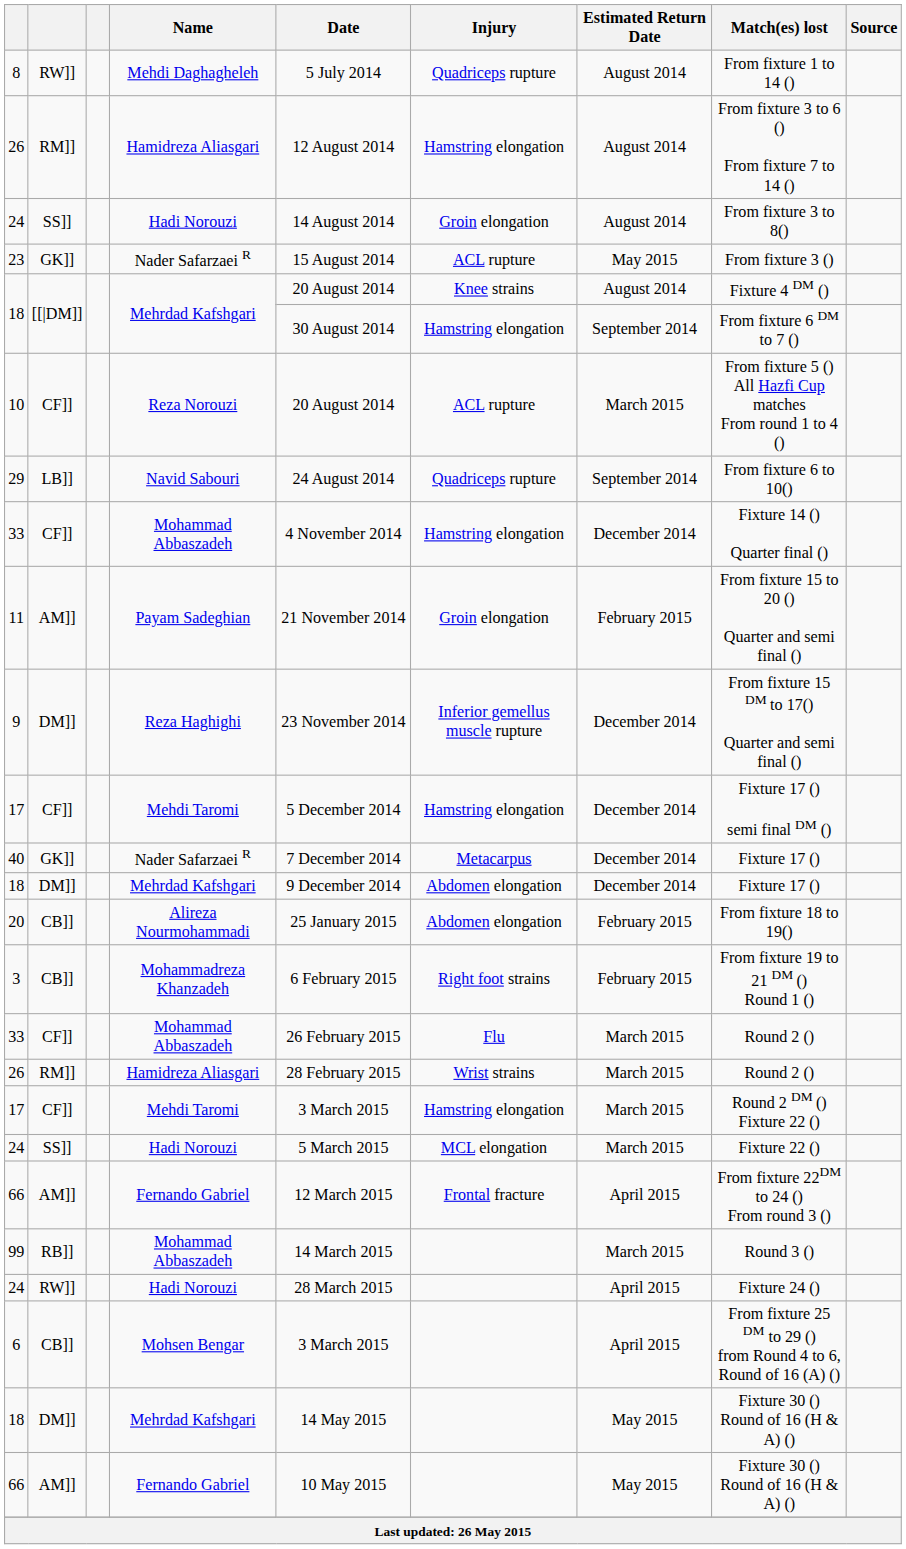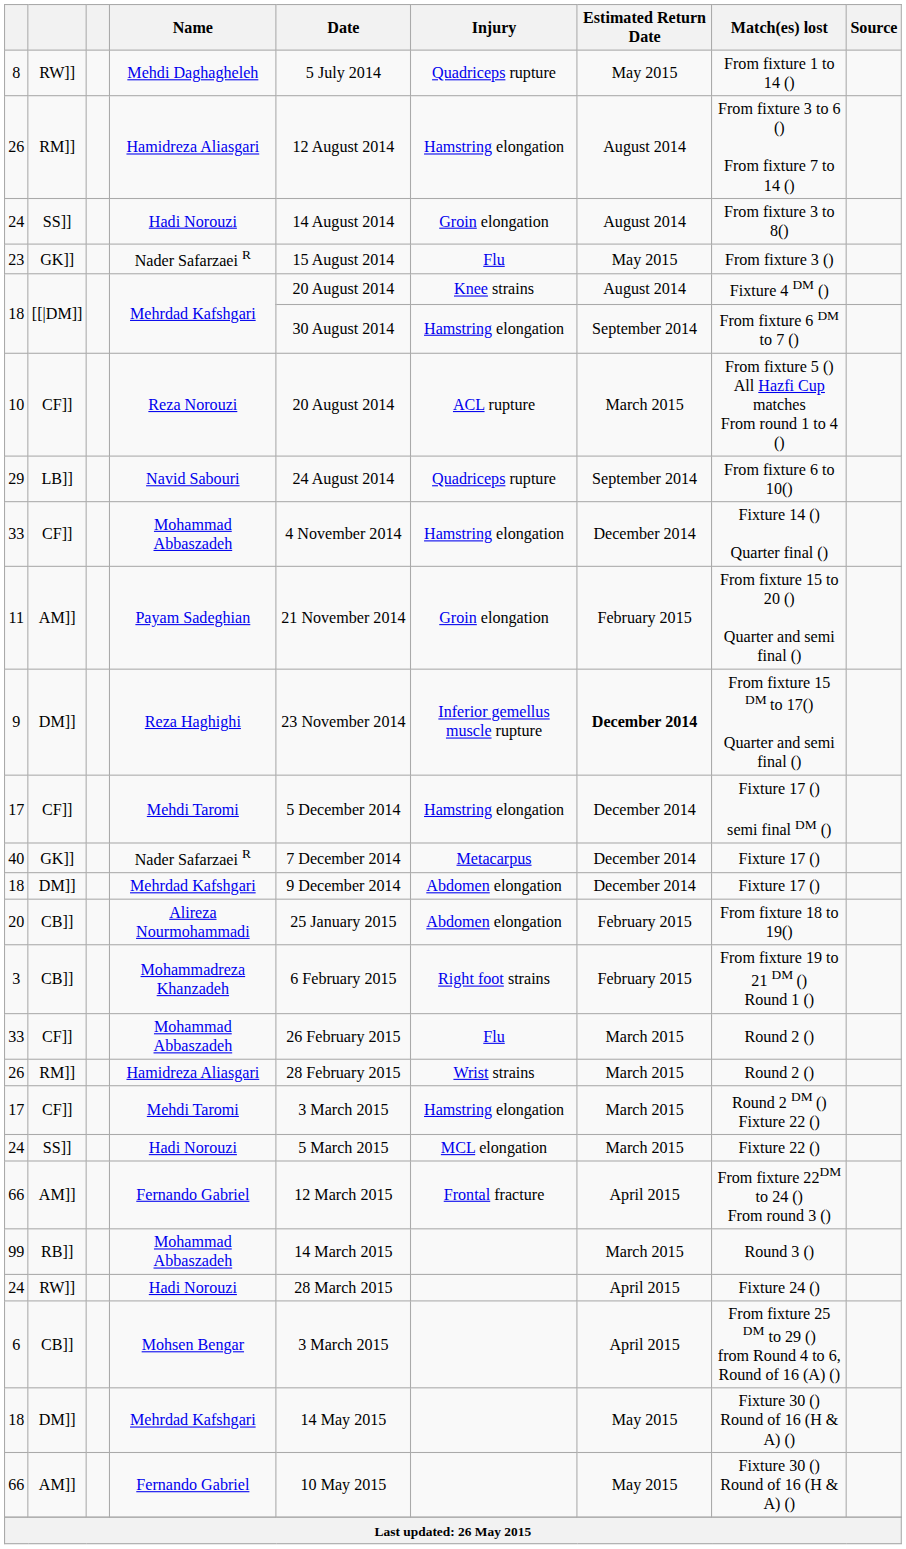(645, 73) August 2014 -> (645, 73) May 2015
(494, 259) ACL rupture -> (494, 259) Flu
(645, 722) normal -> (645, 722) bold
